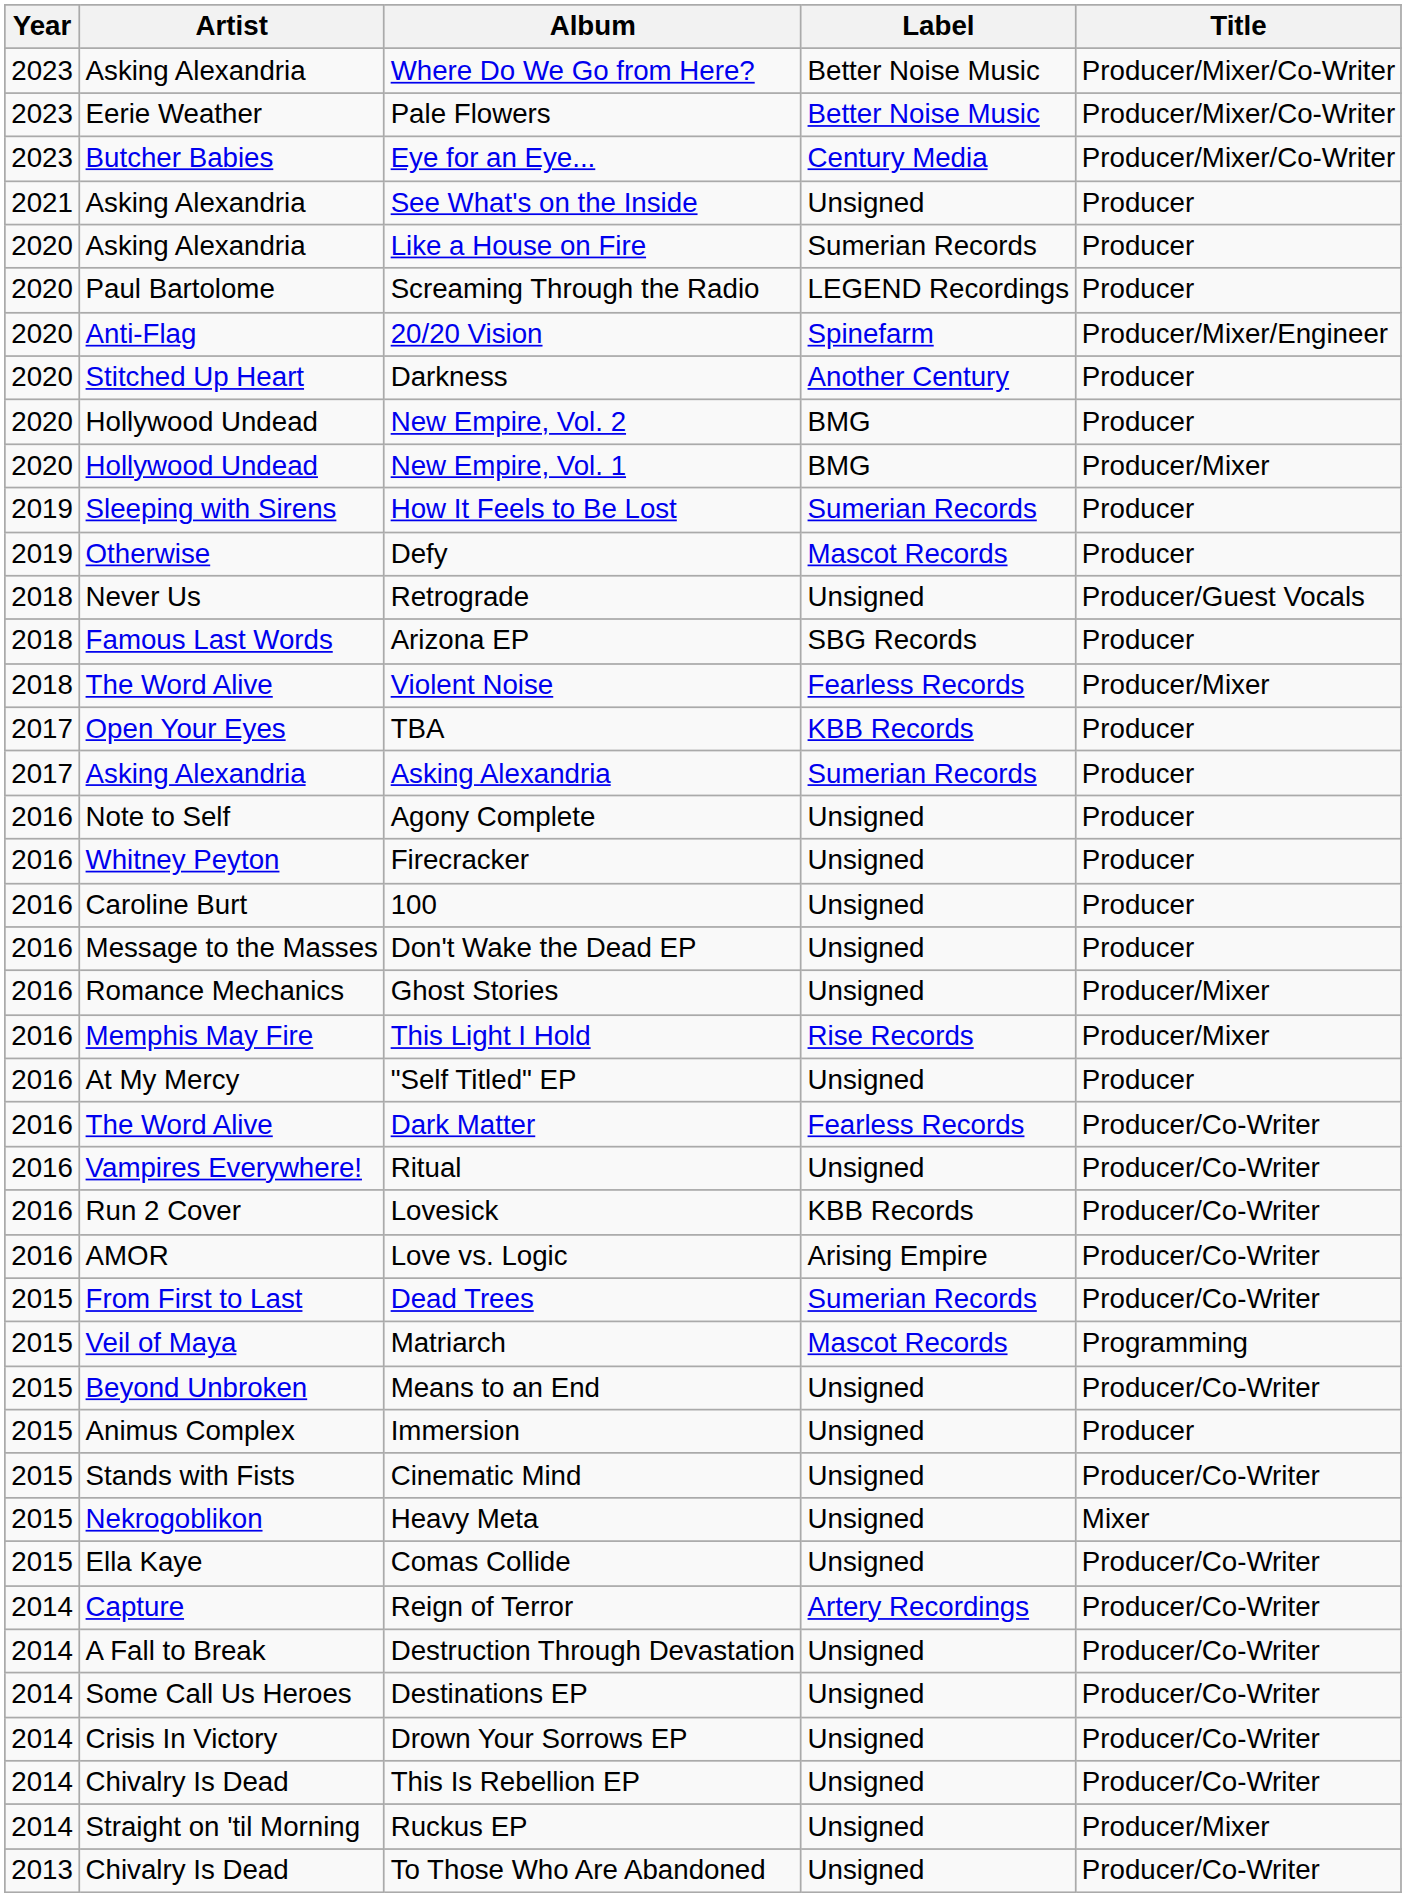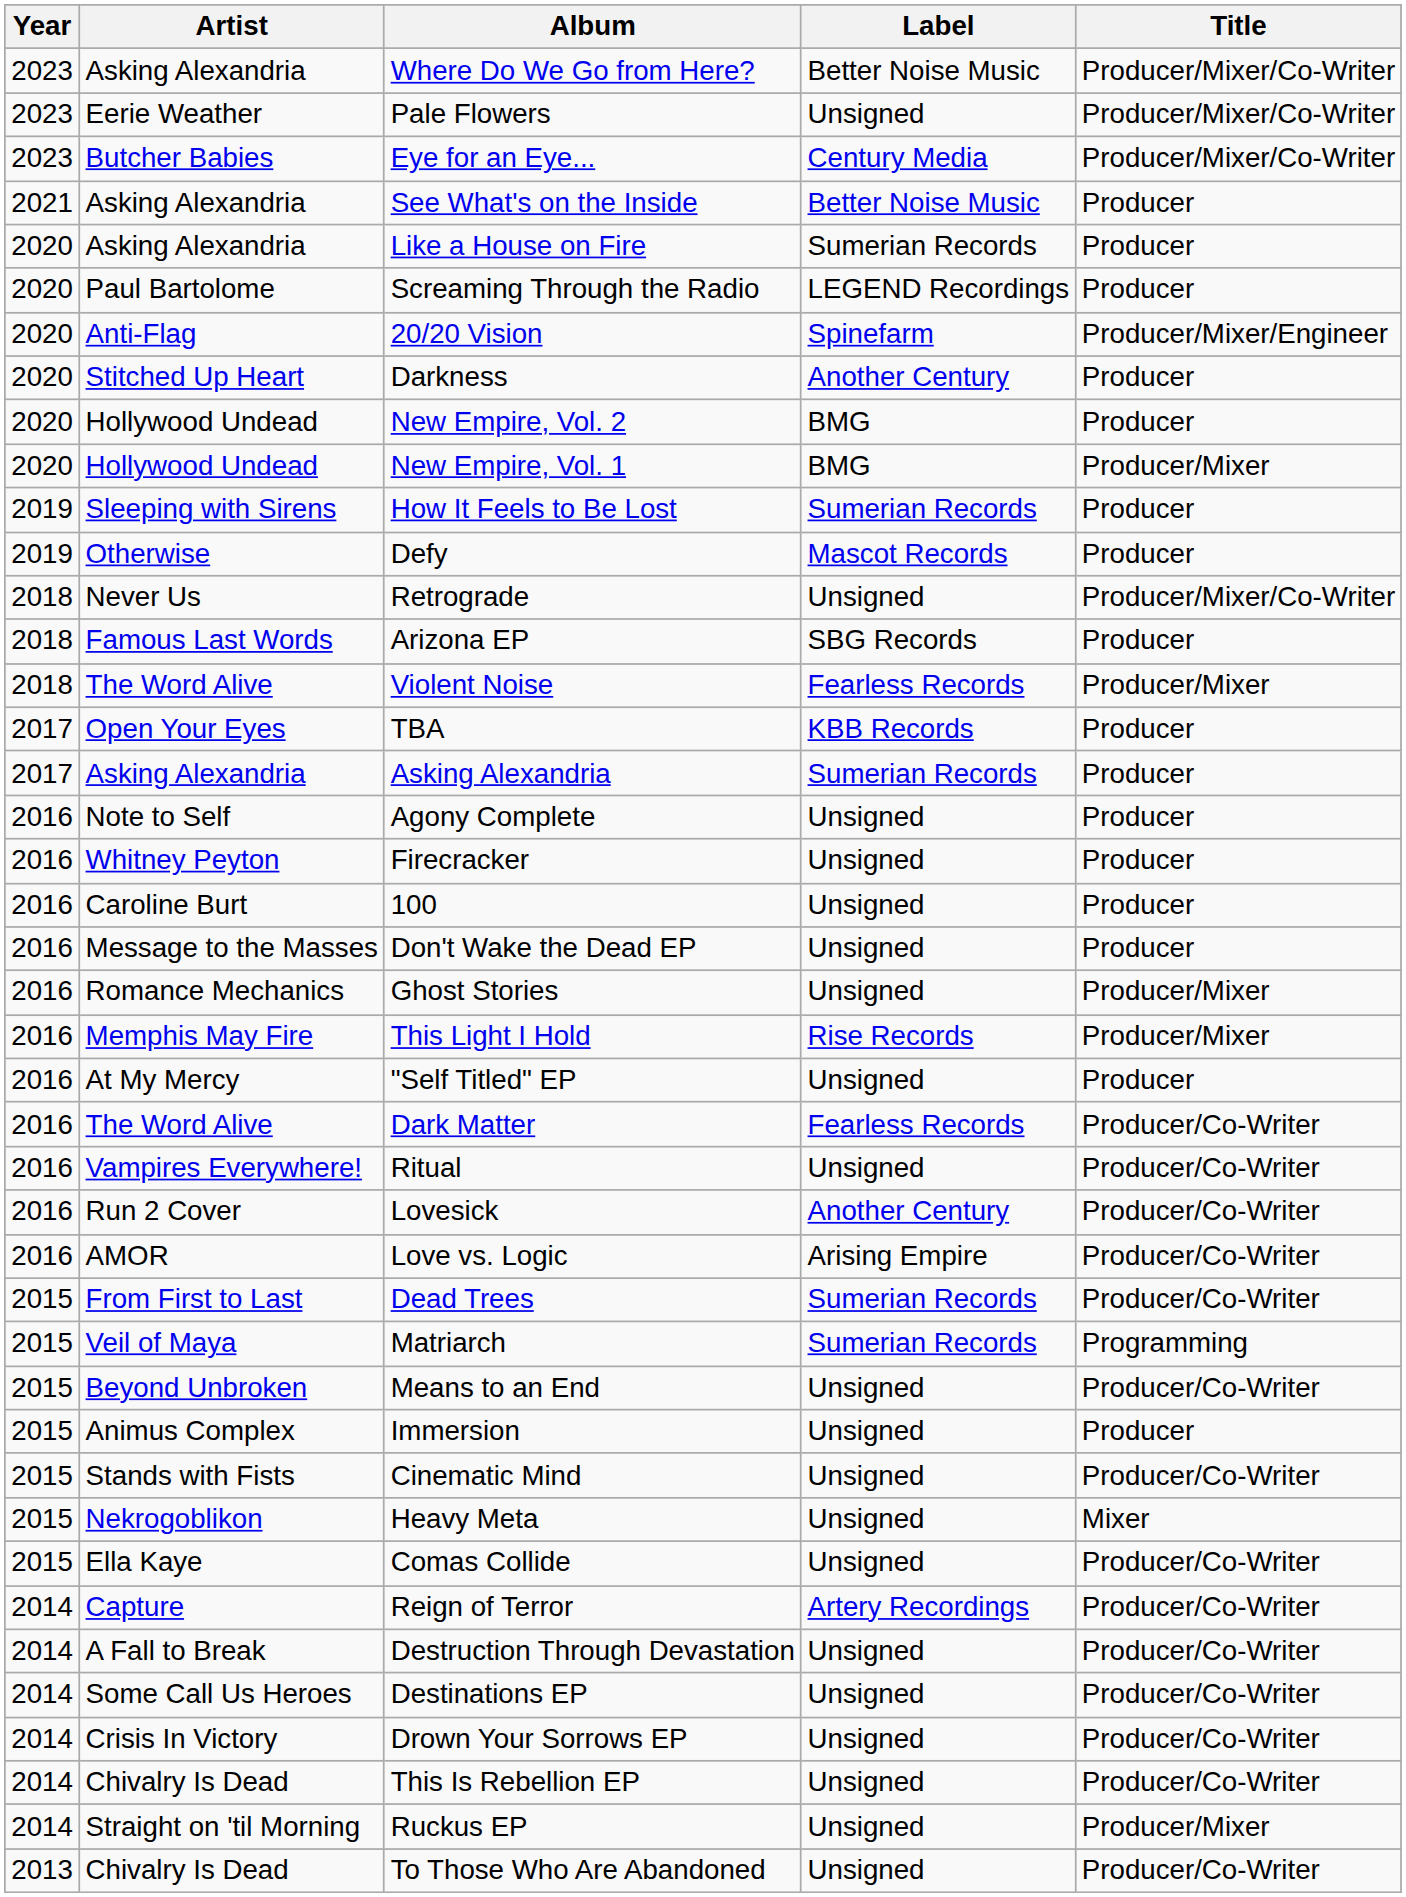(924, 114) Better Noise Music -> (866, 114) Unsigned
(866, 202) Unsigned -> (924, 202) Better Noise Music
(1223, 597) Producer/Guest Vocals -> (1238, 597) Producer/Mixer/Co-Writer
(891, 1211) KBB Records -> (908, 1211) Another Century
(908, 1343) Mascot Records -> (922, 1343) Sumerian Records
